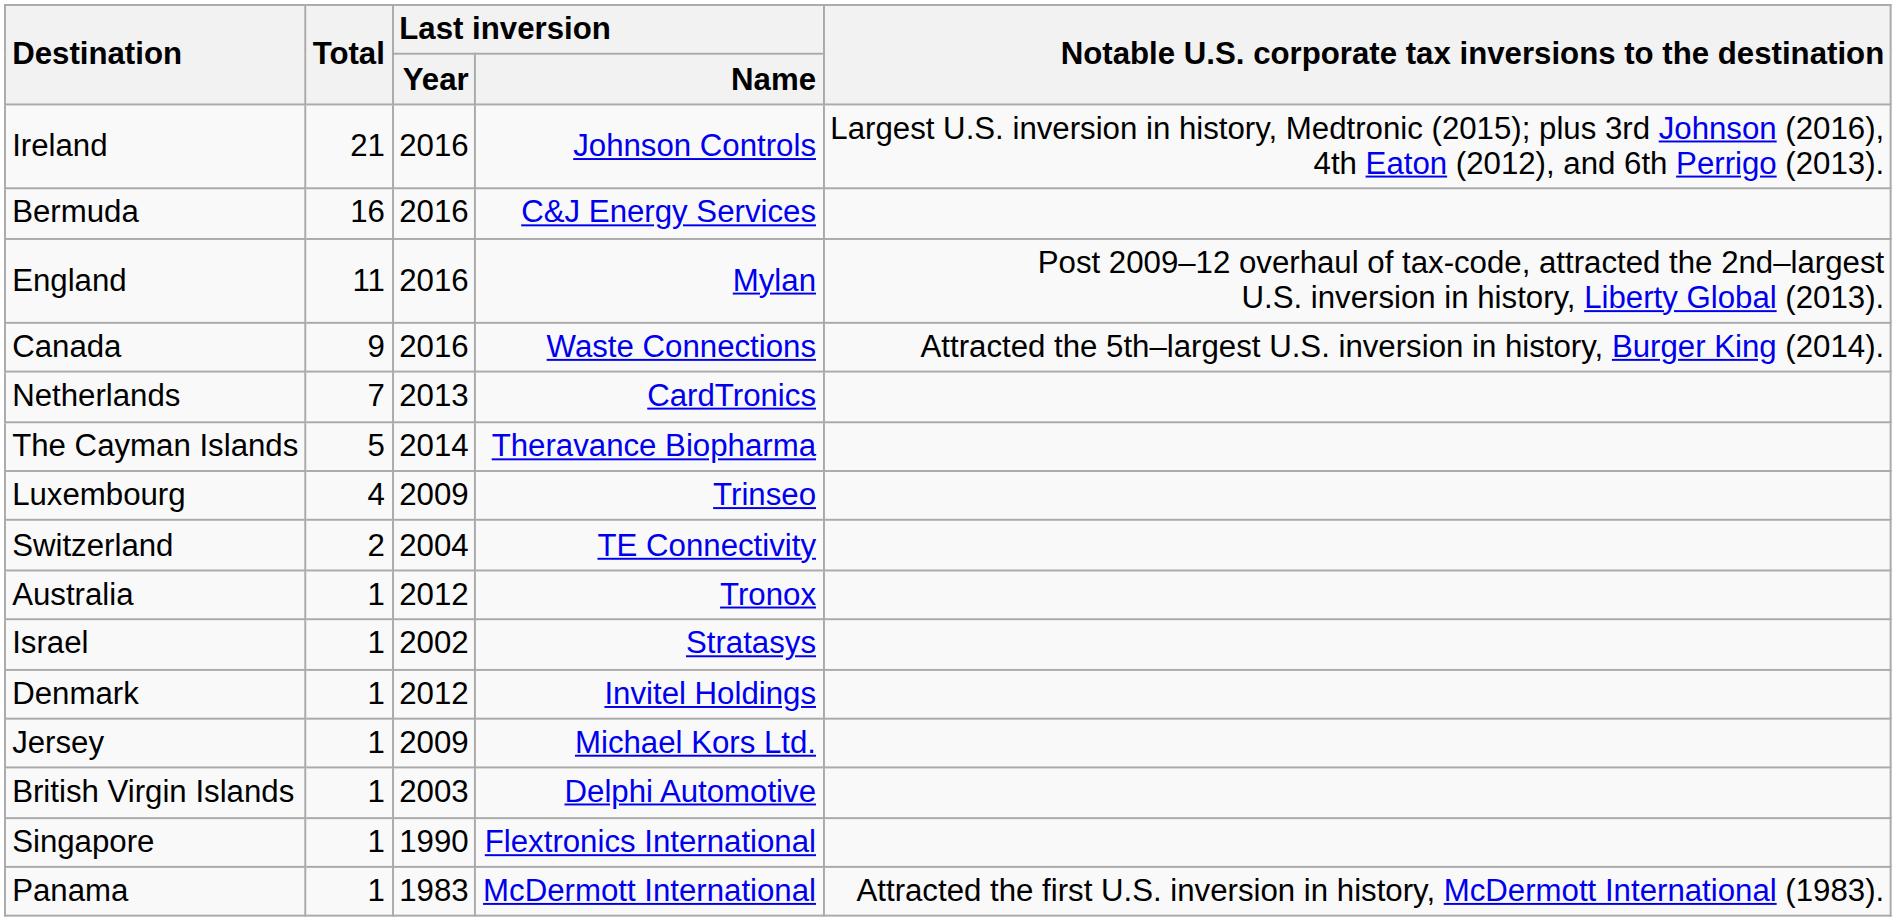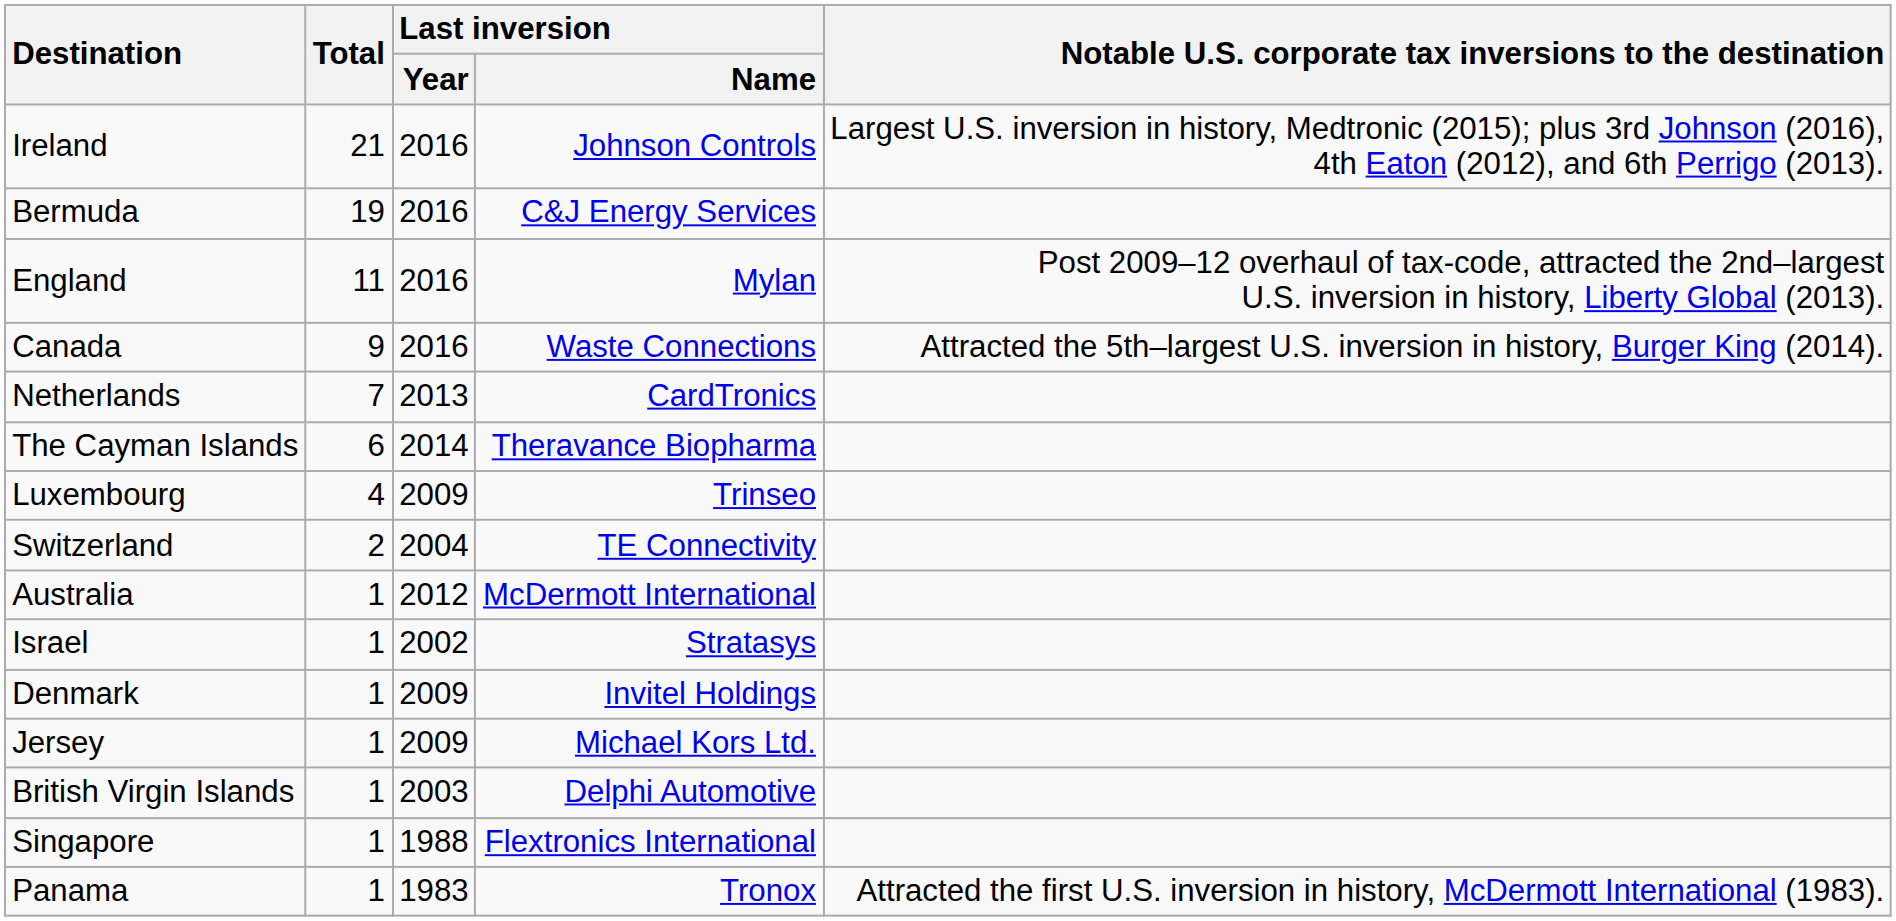(368, 212) 16 -> (368, 212) 19
(376, 445) 5 -> (376, 445) 6
(768, 594) Tronox -> (650, 594) McDermott International
(434, 693) 2012 -> (434, 693) 2009
(434, 841) 1990 -> (434, 841) 1988
(650, 891) McDermott International -> (768, 891) Tronox
